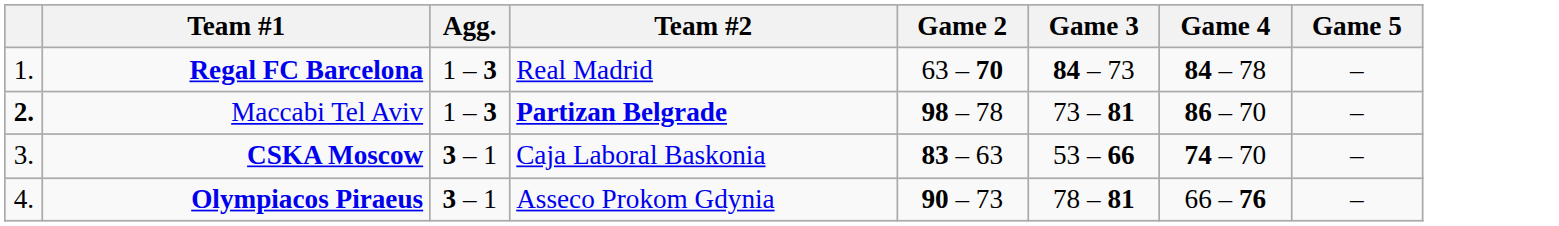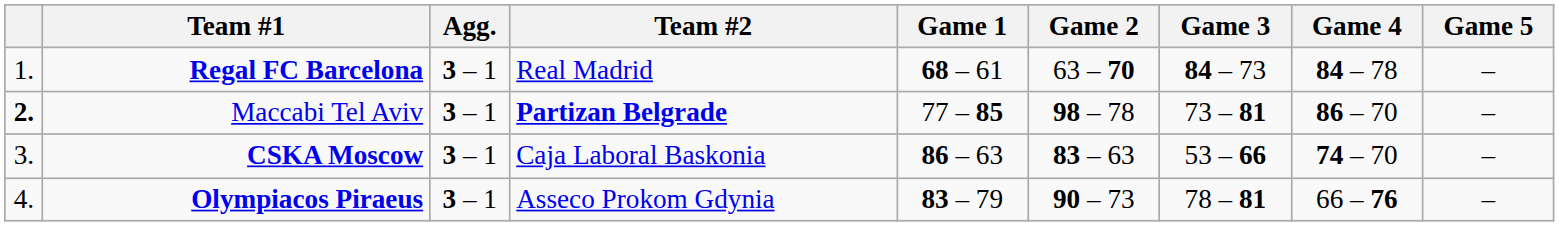+ column: (962, 26)
(470, 69) 1 – 3 -> (470, 69) 3 – 1
(470, 112) 1 – 3 -> (470, 112) 3 – 1
